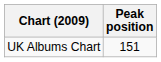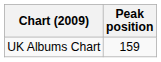(130, 47) 151 -> (130, 47) 159
